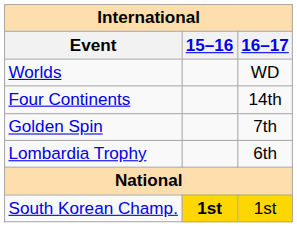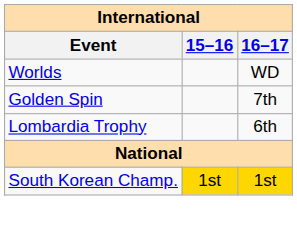- row: (69, 99)
(210, 208) bold -> (210, 180) normal
